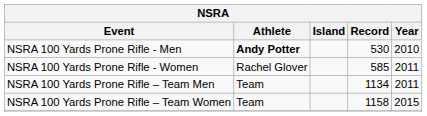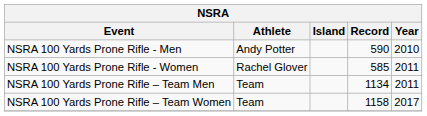(268, 49) bold -> (266, 49) normal
(380, 49) 530 -> (380, 49) 590
(407, 102) 2015 -> (407, 102) 2017
